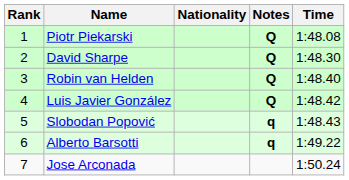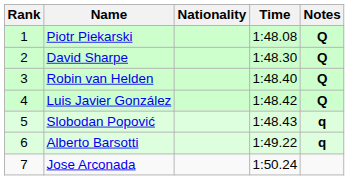columns swapped: (318, 15) <-> (271, 15)
